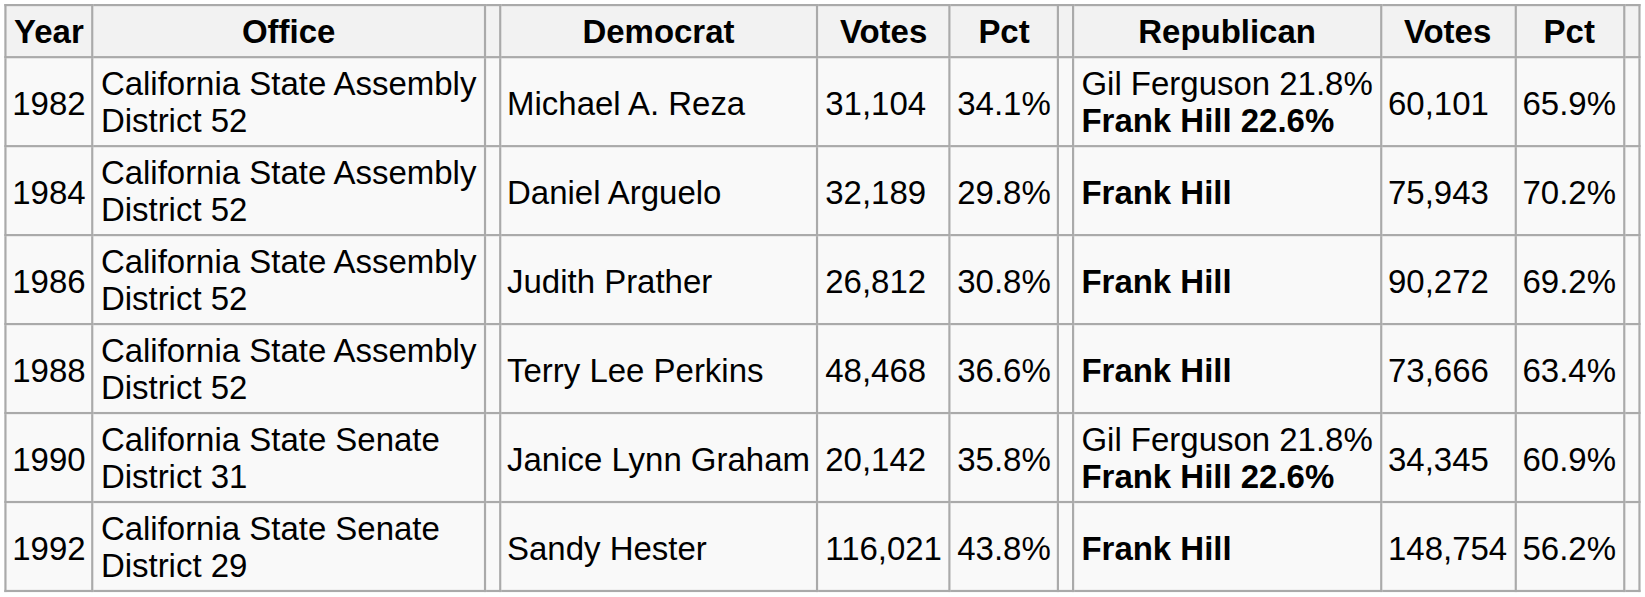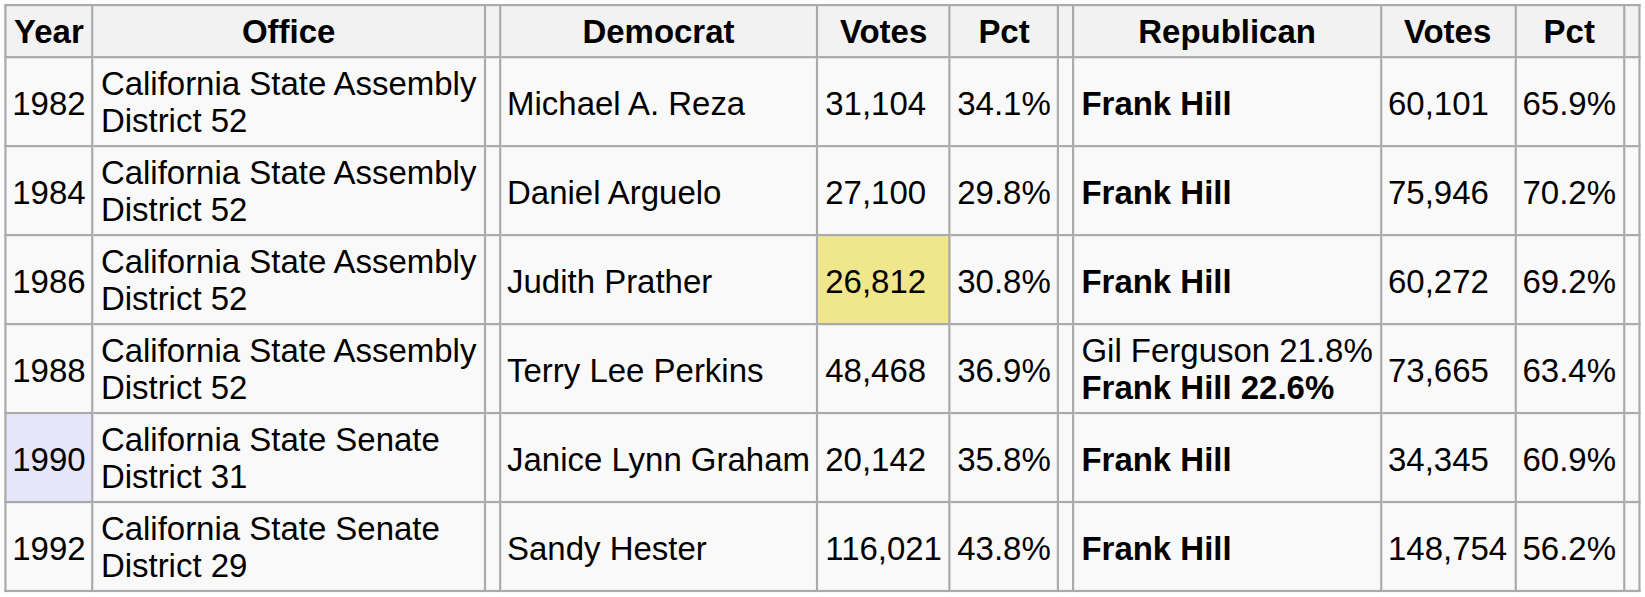(1227, 102) Gil Ferguson 21.8% Frank Hill 22.6% -> (1157, 102) Frank Hill
(876, 191) 32,189 -> (876, 191) 27,100
(1438, 191) 75,943 -> (1438, 191) 75,946
(876, 280) no background -> (876, 280) khaki background
(1438, 280) 90,272 -> (1438, 280) 60,272
(1004, 369) 36.6% -> (1004, 369) 36.9%
(1157, 369) Frank Hill -> (1227, 369) Gil Ferguson 21.8% Frank Hill 22.6%
(1438, 369) 73,666 -> (1438, 369) 73,665
(49, 458) no background -> (49, 458) lavender background
(1227, 458) Gil Ferguson 21.8% Frank Hill 22.6% -> (1157, 458) Frank Hill
